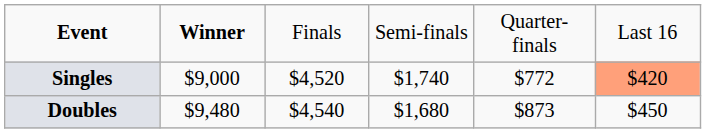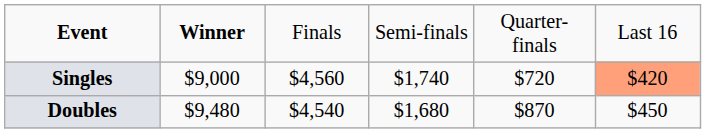(317, 78) $4,520 -> (317, 78) $4,560
(534, 78) $772 -> (534, 78) $720
(534, 111) $873 -> (534, 111) $870
